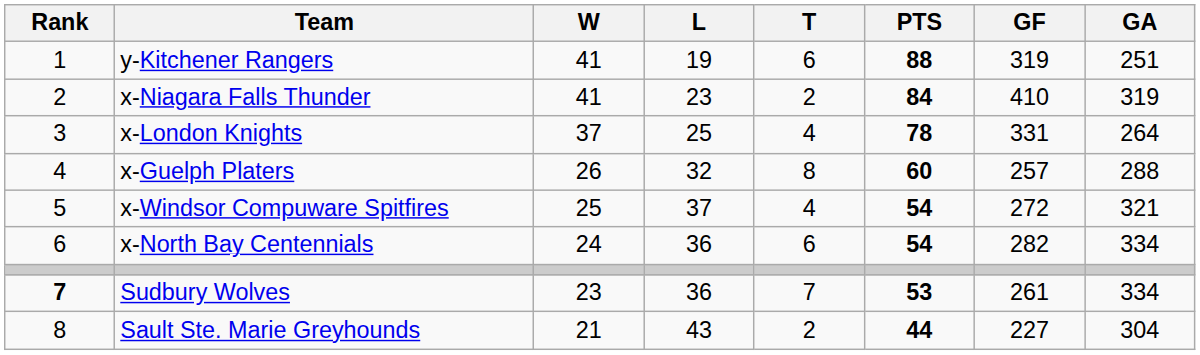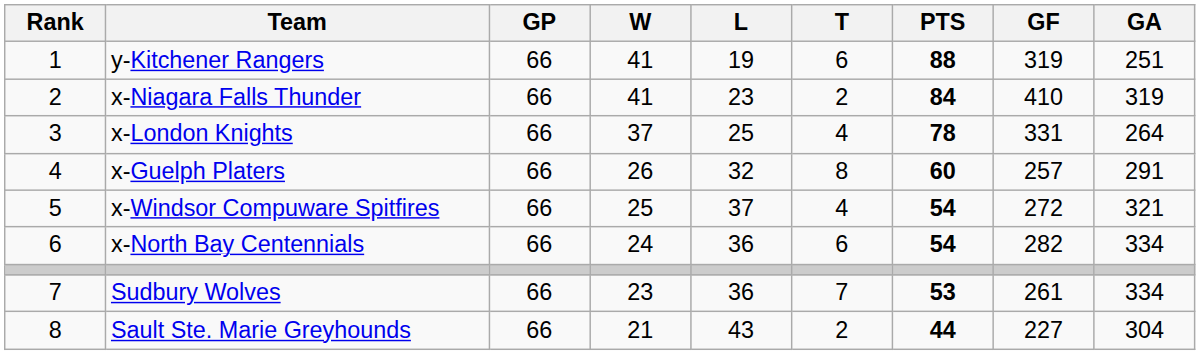+ column: (539, 23)
(1140, 171) 288 -> (1144, 171) 291
(60, 293) bold -> (55, 293) normal
